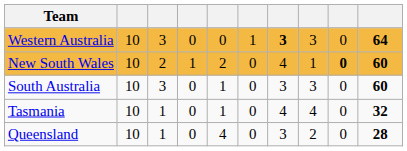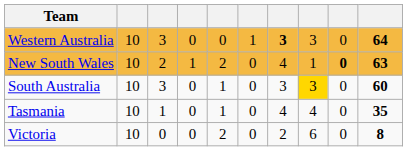(380, 63) 60 -> (380, 63) 63
(313, 87) no background -> (313, 87) gold background
(380, 110) 32 -> (380, 110) 35
- row: (43, 134)
+ row: (32, 134)
